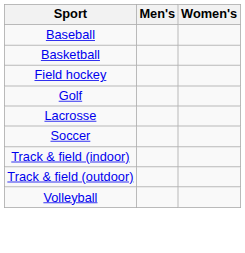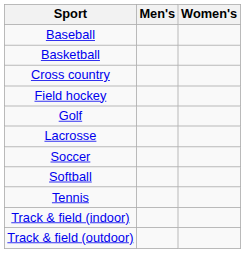+ row: (70, 75)
+ row: (70, 177)
+ row: (70, 197)
- row: (70, 197)
